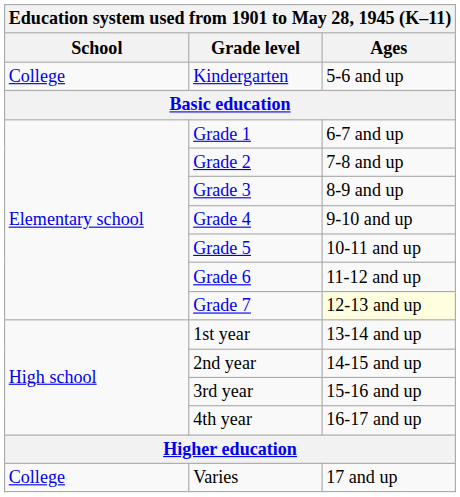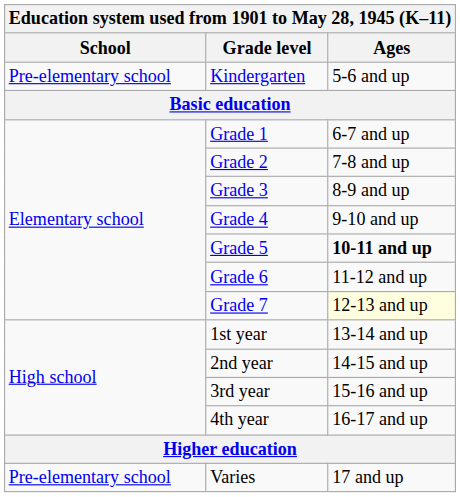(37, 76) College -> (90, 76) Pre-elementary school
(374, 248) normal -> (382, 248) bold
(37, 477) College -> (90, 477) Pre-elementary school
